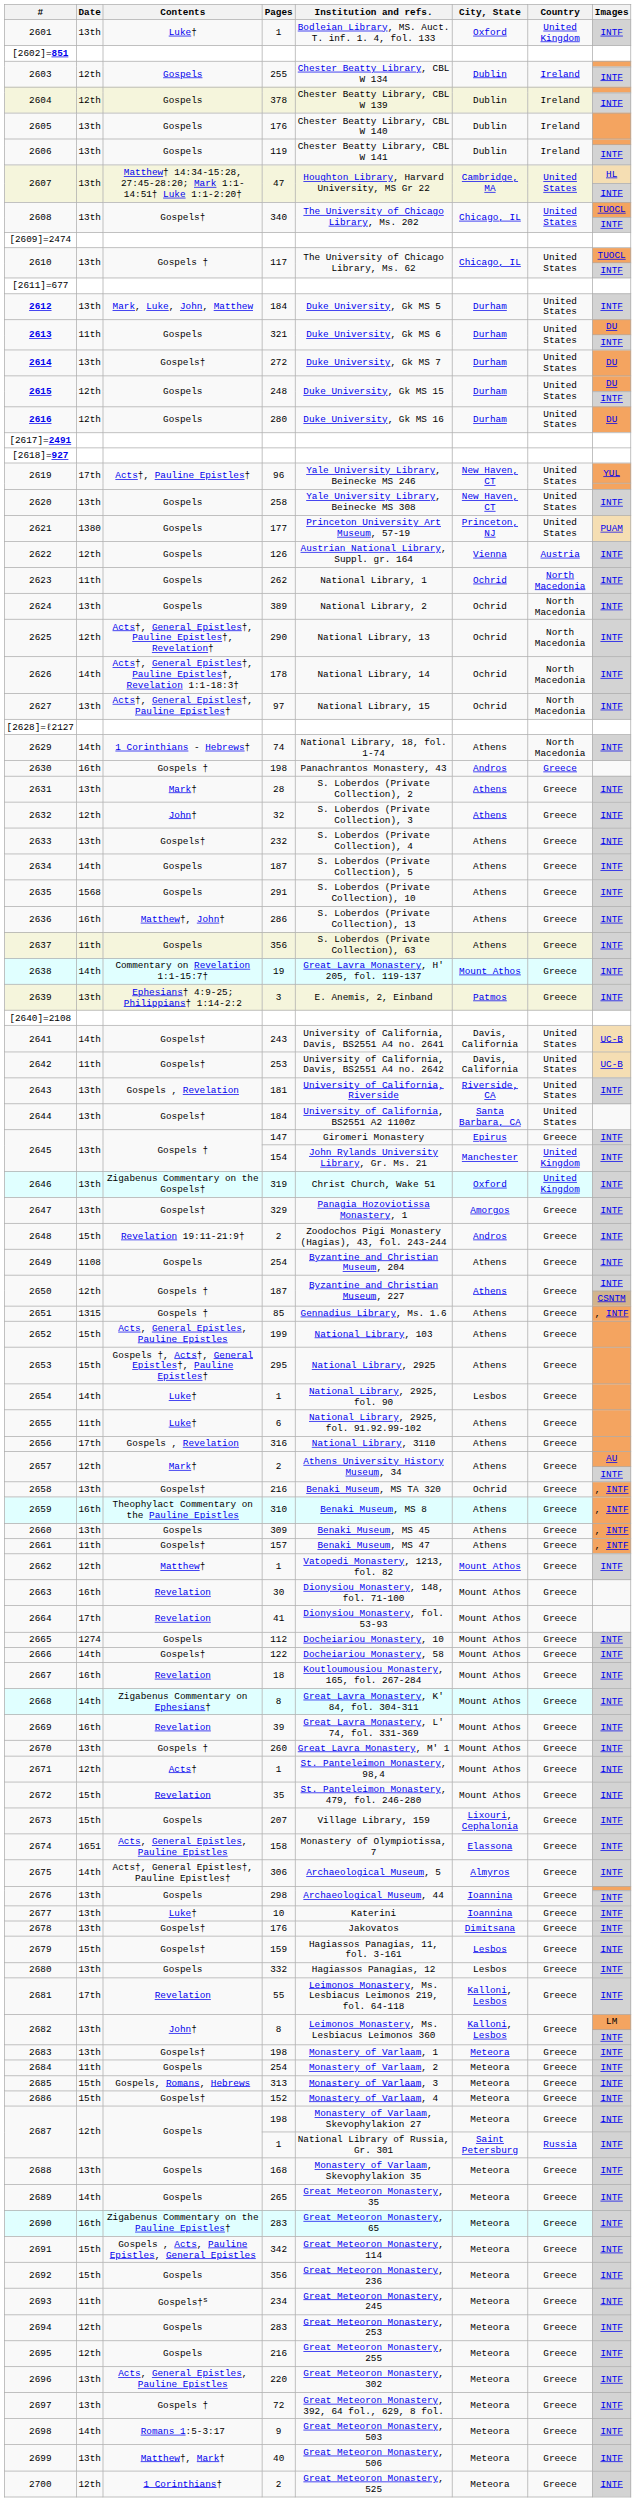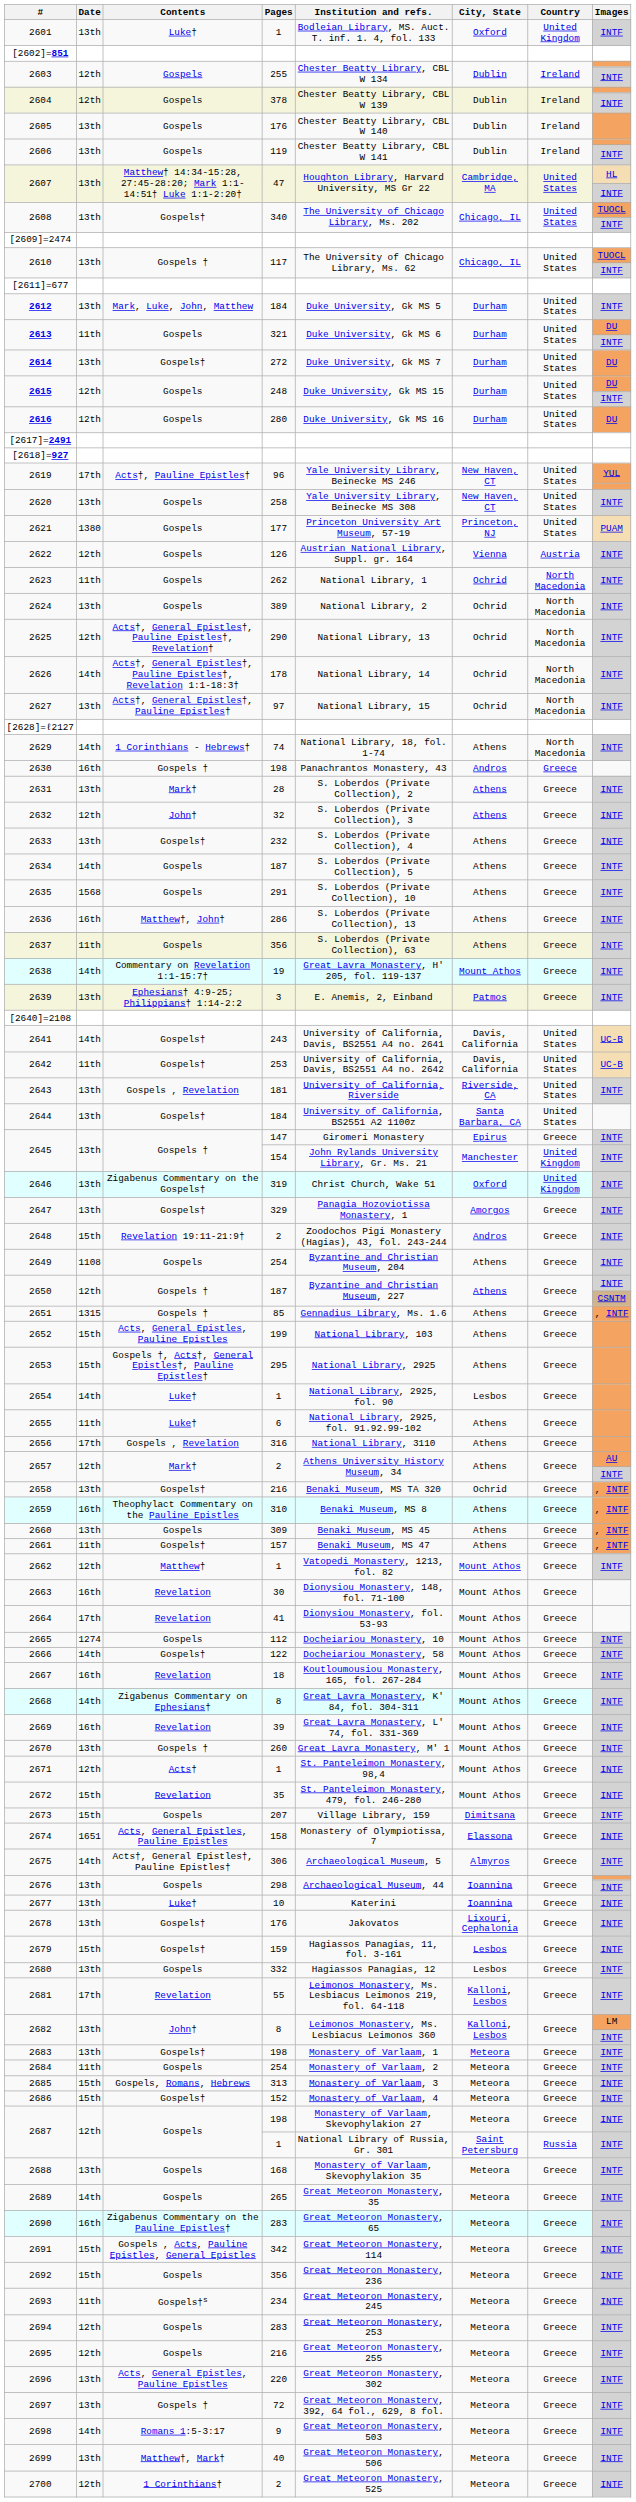(490, 1821) Lixouri, Cephalonia -> (490, 1816) Dimitsana
(490, 1929) Dimitsana -> (490, 1923) Lixouri, Cephalonia
